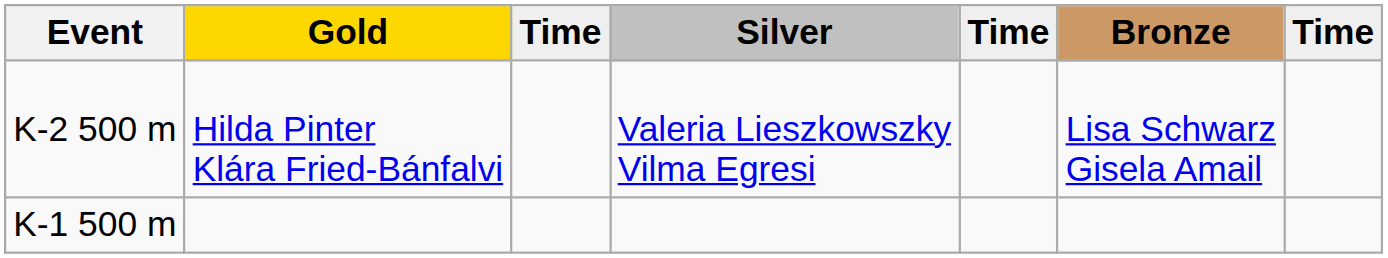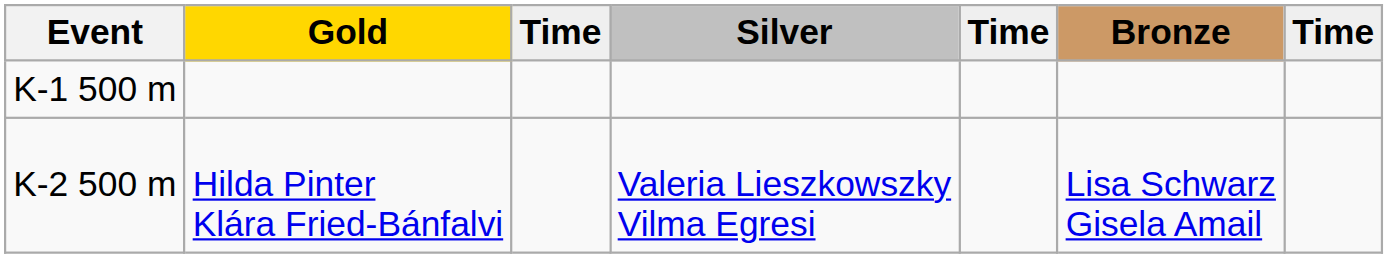rows swapped: (95, 224) <-> (95, 128)
